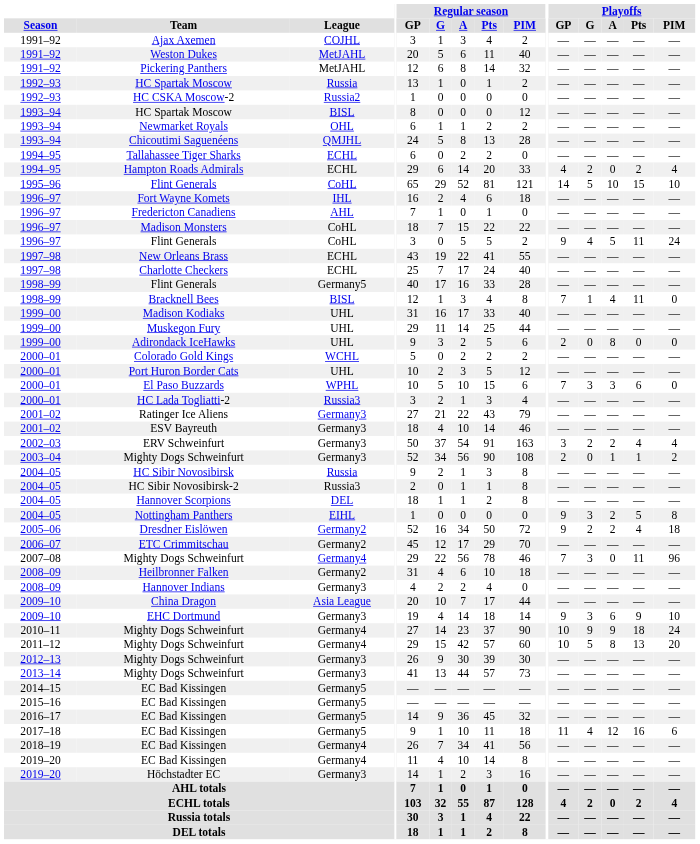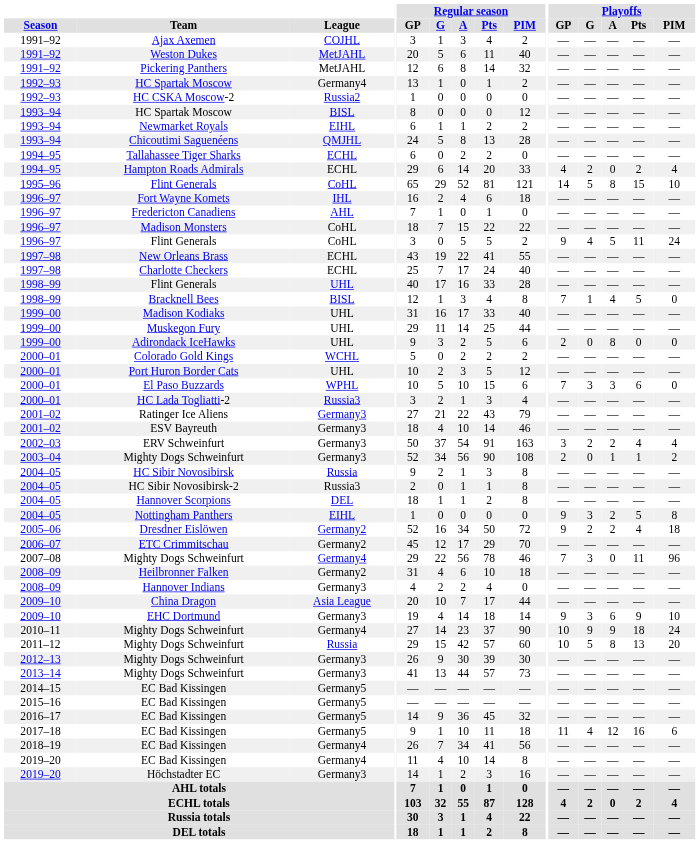(342, 83) Russia -> (342, 83) Germany4
(342, 126) OHL -> (342, 126) EIHL
(613, 184) 10 -> (613, 184) 8
(342, 284) Germany5 -> (342, 284) UHL
(639, 299) 11 -> (639, 299) 5
(342, 644) Germany4 -> (342, 644) Russia
